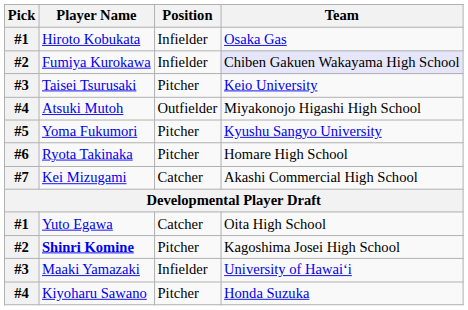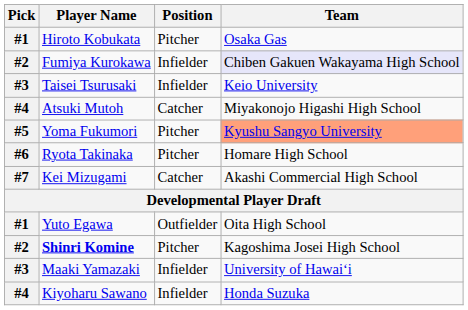(183, 39) Infielder -> (178, 39) Pitcher
(178, 85) Pitcher -> (183, 85) Infielder
(187, 108) Outfielder -> (180, 108) Catcher
(303, 131) no background -> (303, 131) lightsalmon background
(180, 223) Catcher -> (187, 223) Outfielder
(178, 293) Pitcher -> (183, 293) Infielder
